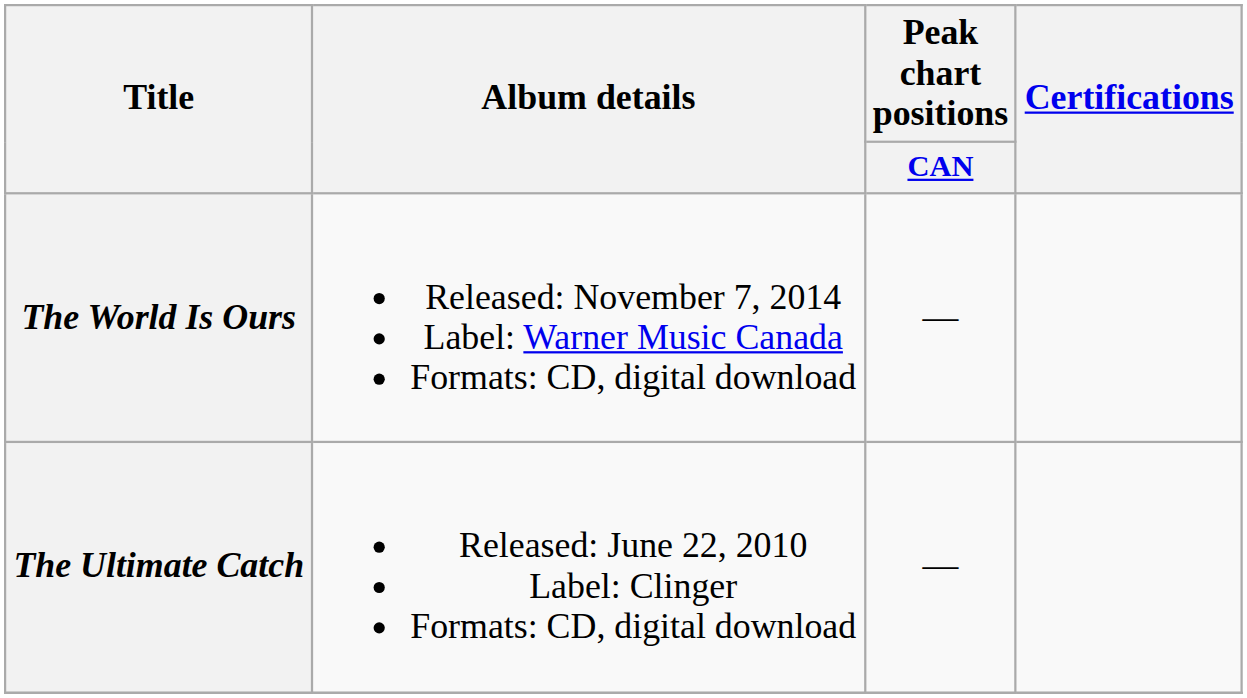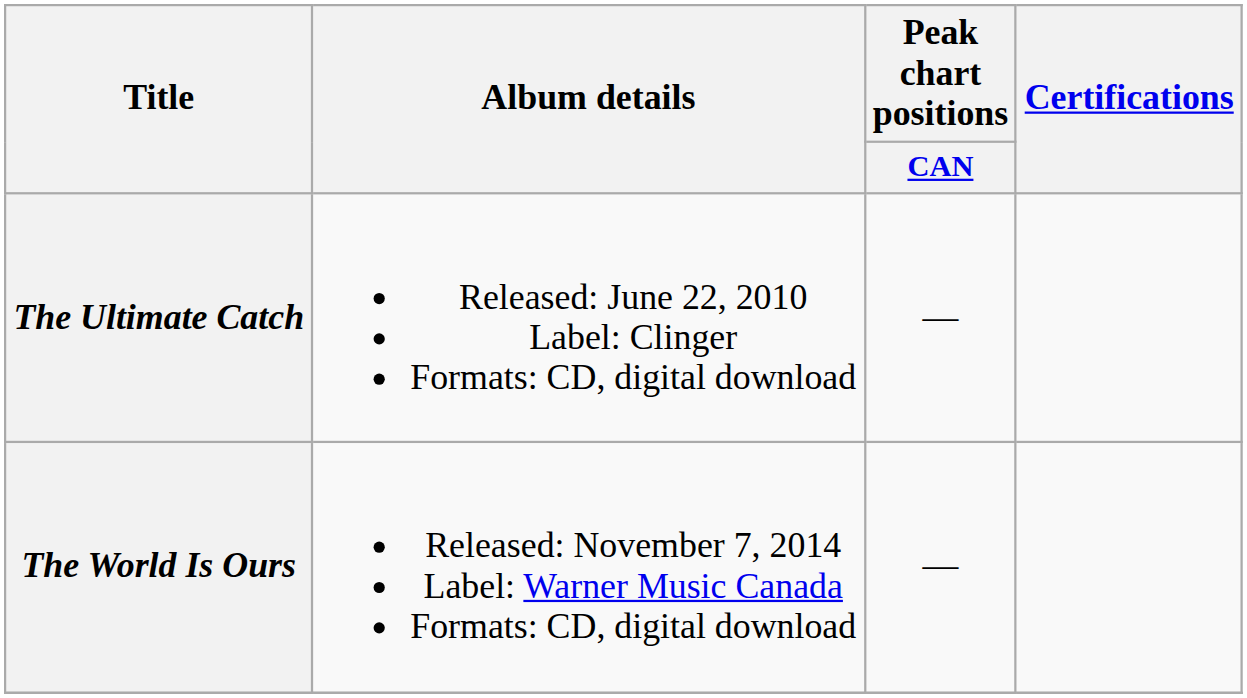rows swapped: (159, 566) <-> (159, 316)
